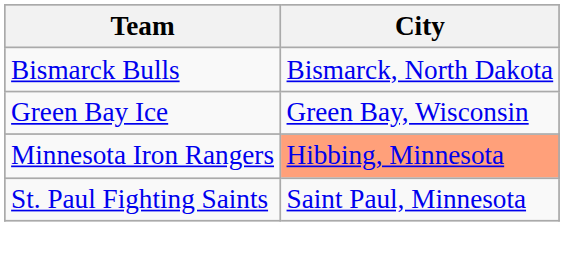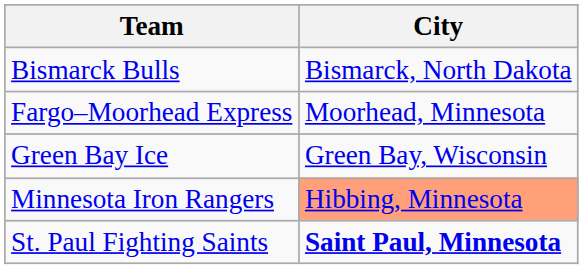+ row: (152, 112)
(406, 198) normal -> (433, 241) bold
